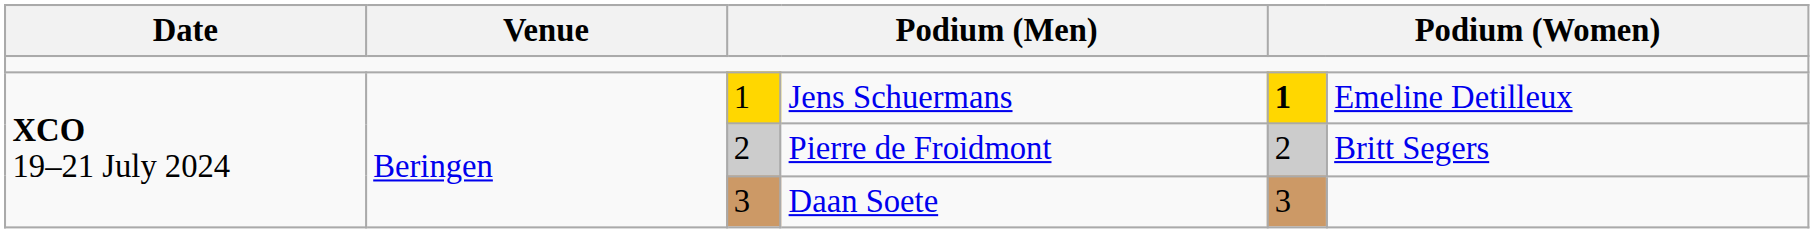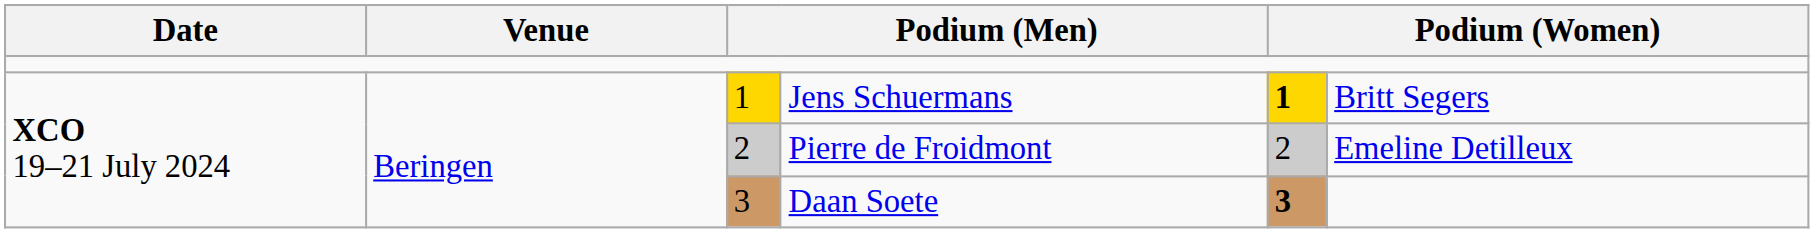(1453, 97) Emeline Detilleux -> (1412, 97) Britt Segers
(1412, 148) Britt Segers -> (1453, 148) Emeline Detilleux
(1283, 200) normal -> (1283, 200) bold
